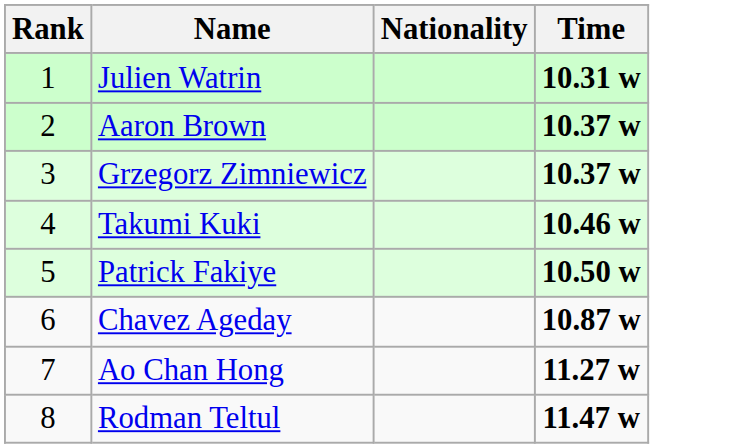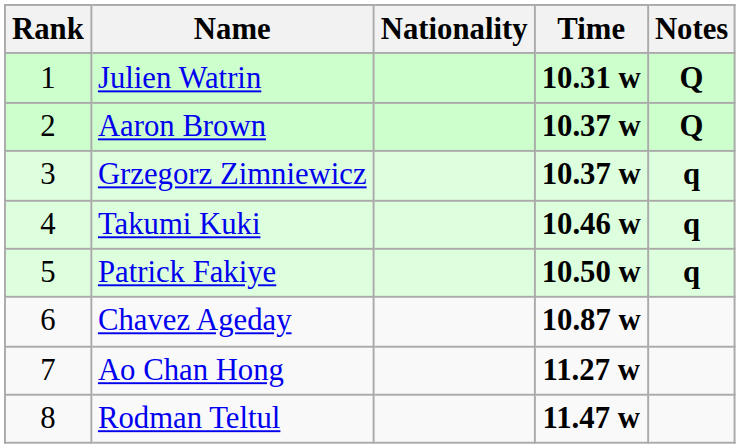+ column: (692, 28)
